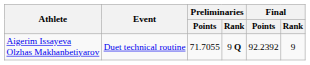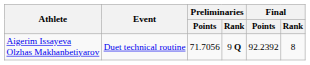(205, 47) 71.7055 -> (205, 47) 71.7056
(293, 47) 9 -> (293, 47) 8
